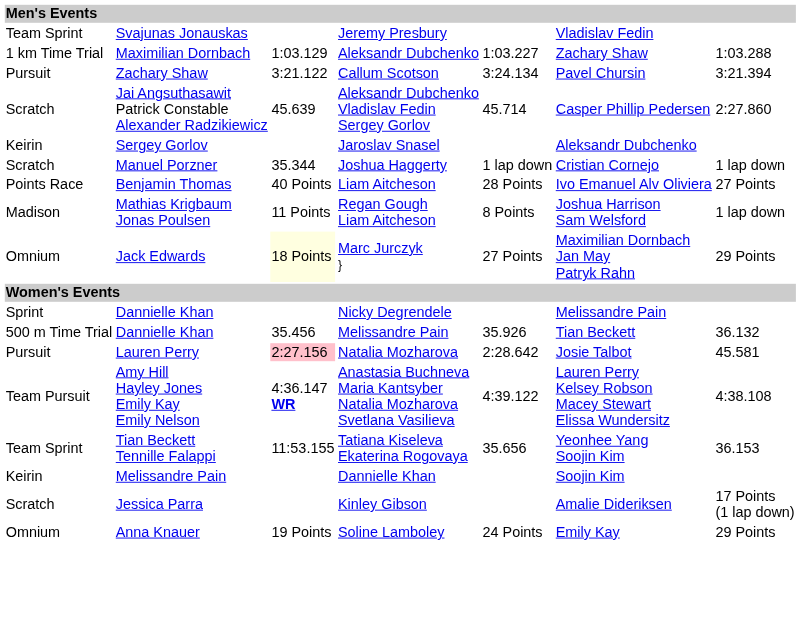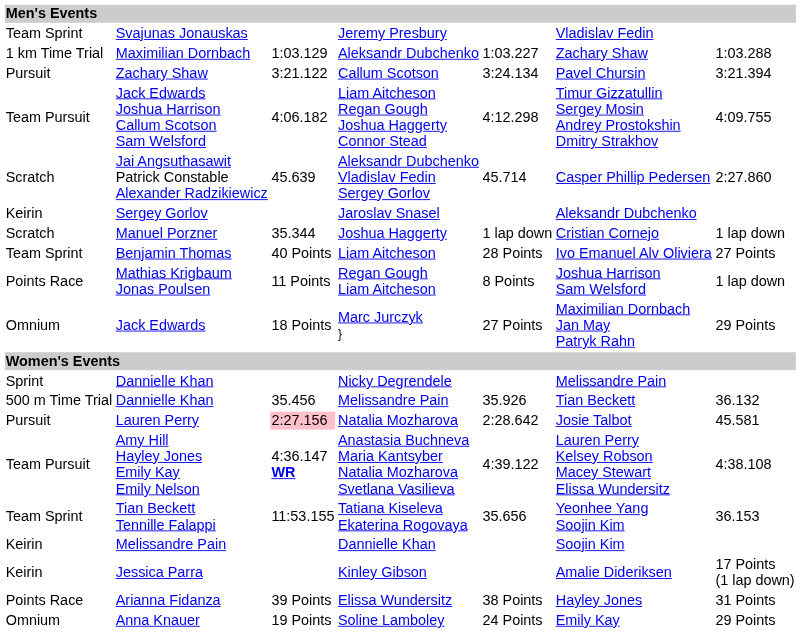+ row: (392, 117)
(45, 184) Points Race -> (44, 253) Team Sprint
(33, 212) Madison -> (45, 281) Points Race
(301, 256) lightyellow background -> (301, 325) no background
(30, 504) Scratch -> (24, 572) Keirin
+ row: (395, 600)
